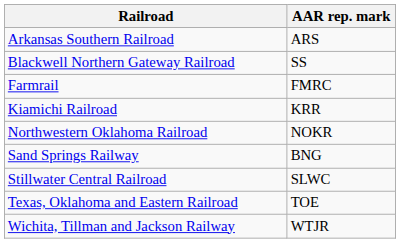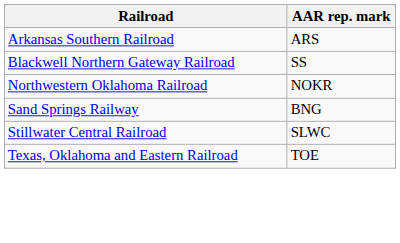- row: (33, 86)
- row: (62, 109)
- row: (121, 226)
